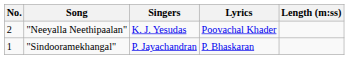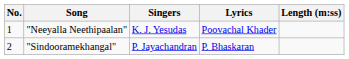(9, 29) 2 -> (9, 29) 1
(9, 46) 1 -> (9, 46) 2
